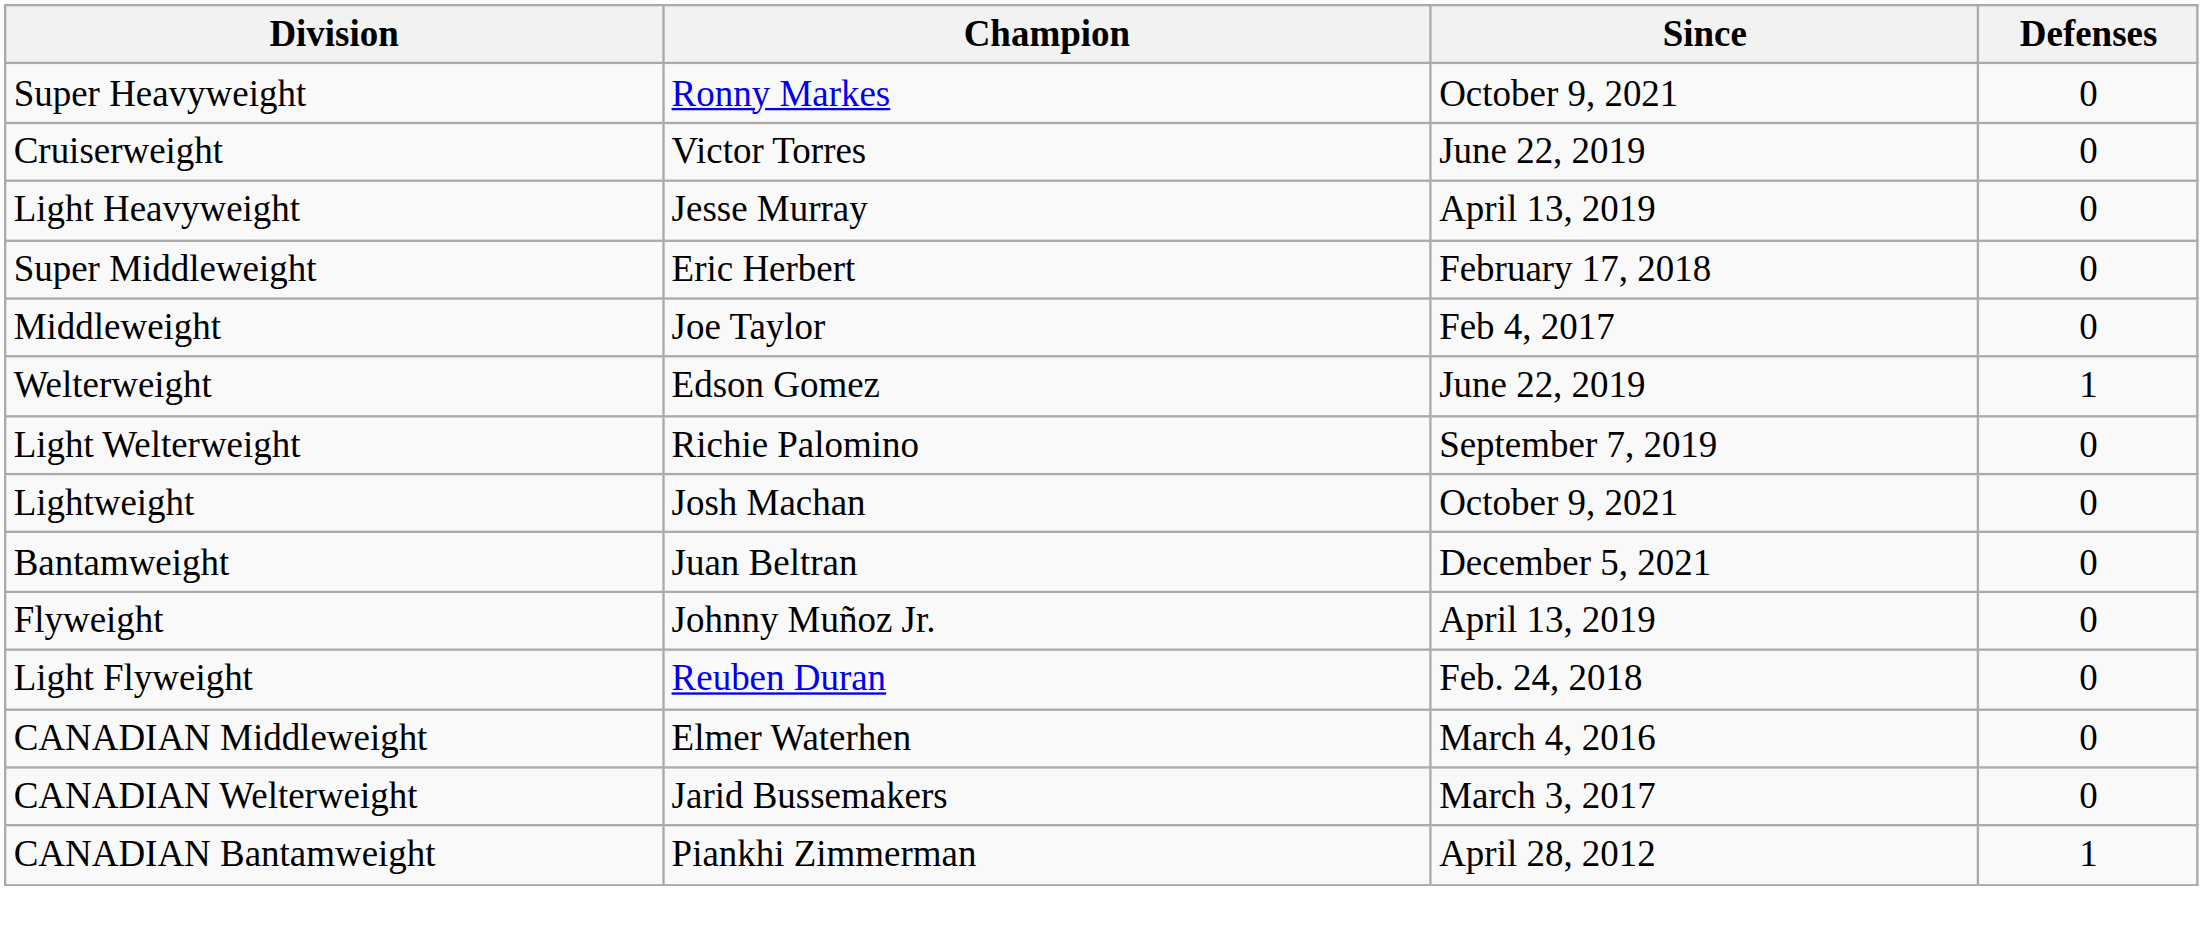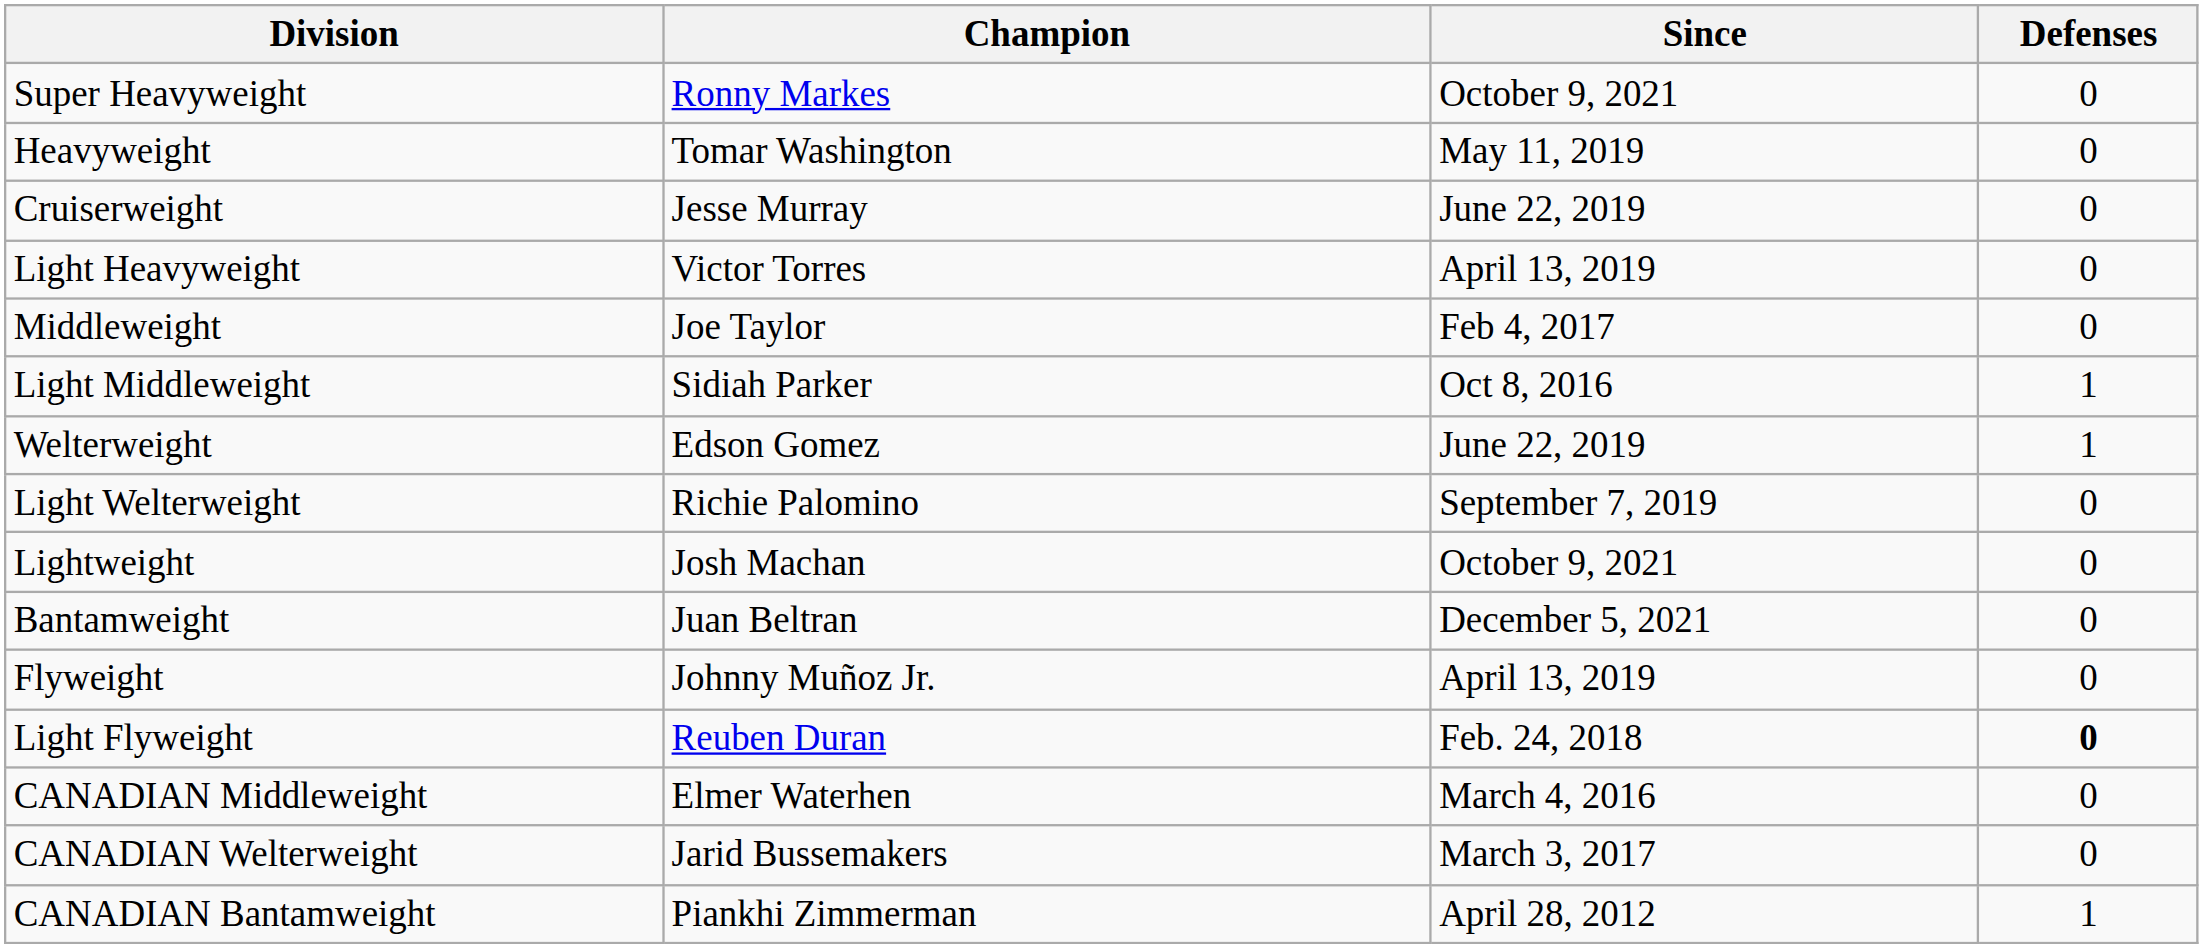+ row: (112, 151)
(769, 151) Victor Torres -> (770, 209) Jesse Murray
(770, 209) Jesse Murray -> (769, 268) Victor Torres
- row: (165, 268)
+ row: (162, 385)
(2089, 678) normal -> (2089, 737) bold
